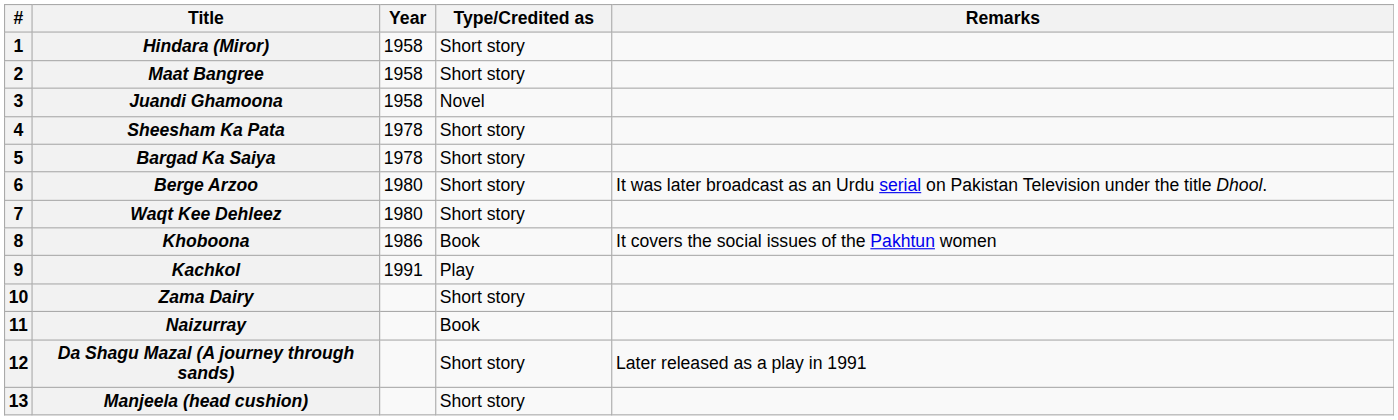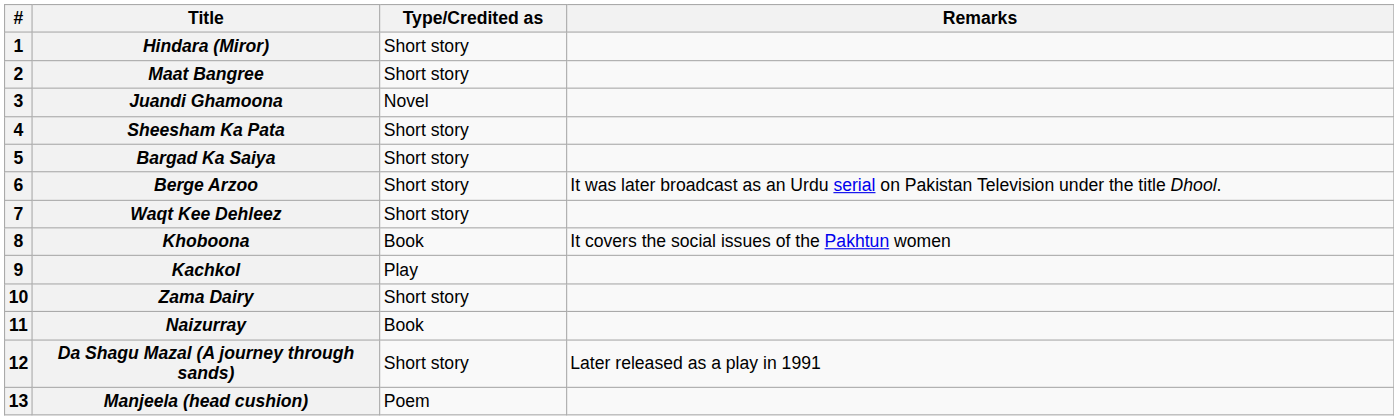- column: (408, 18)
(482, 401) Short story -> (407, 401) Poem
